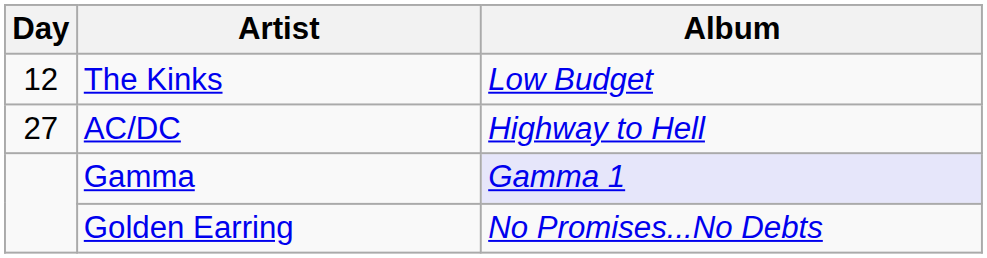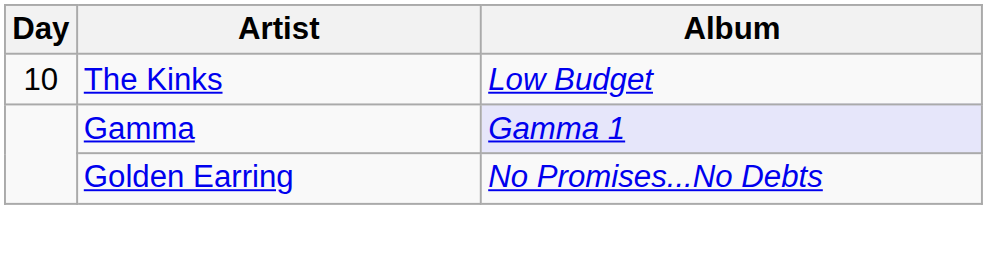(41, 78) 12 -> (41, 78) 10
- row: (132, 128)
